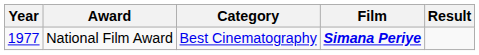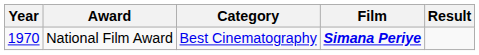(24, 39) 1977 -> (24, 39) 1970
